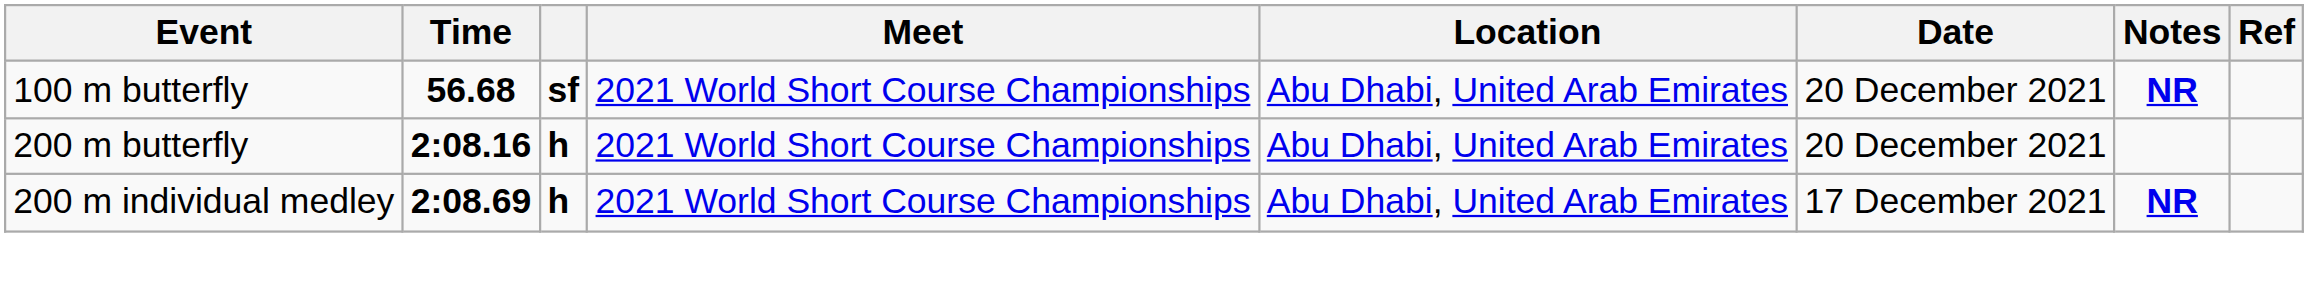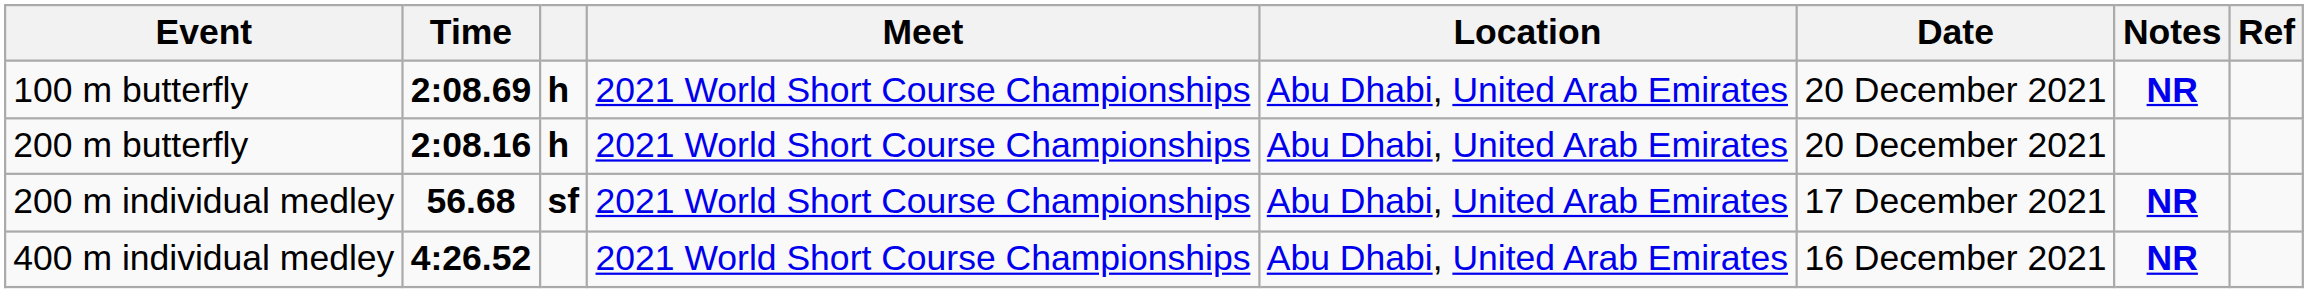(471, 88) 56.68 -> (471, 88) 2:08.69
(563, 88) sf -> (558, 88) h
(471, 201) 2:08.69 -> (471, 201) 56.68
(558, 201) h -> (563, 201) sf
+ row: (204, 257)
